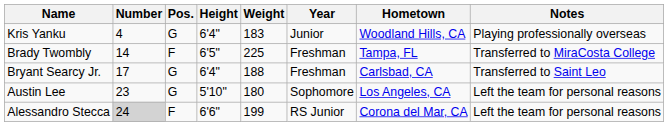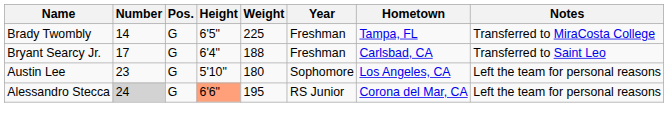- row: (36, 33)
(172, 53) F -> (173, 33) G
(172, 111) F -> (173, 92) G
(210, 111) no background -> (210, 92) lightsalmon background
(254, 111) 199 -> (254, 92) 195
